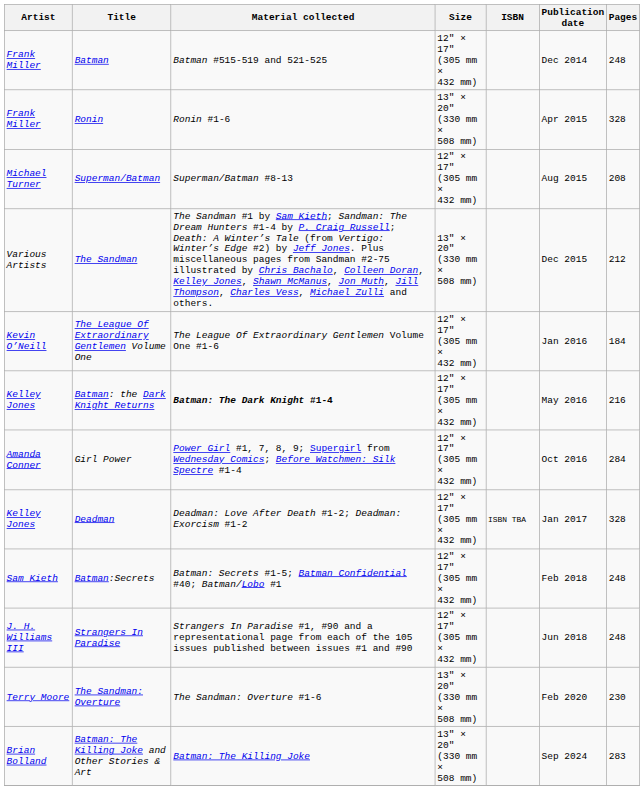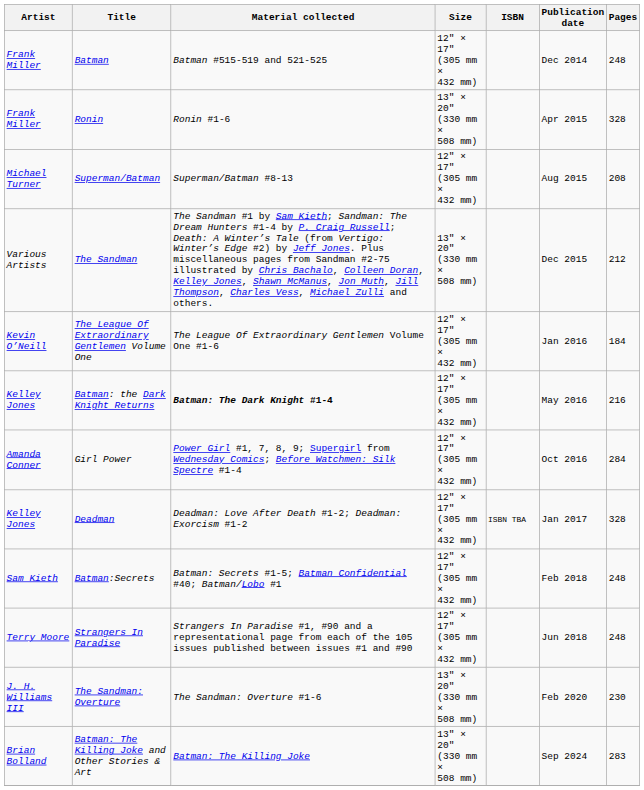(29, 638) J. H. Williams III -> (38, 638) Terry Moore
(38, 697) Terry Moore -> (29, 697) J. H. Williams III
